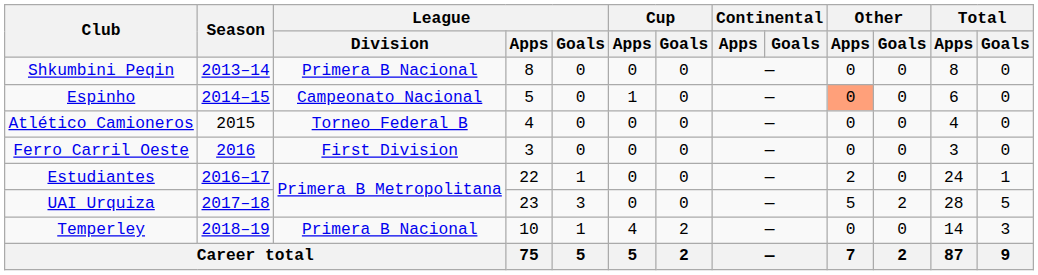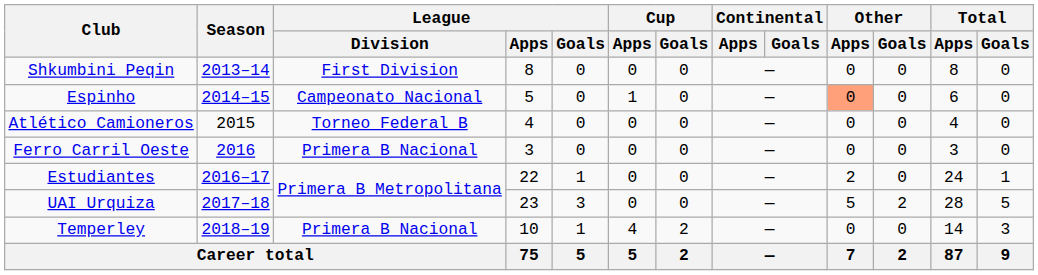(390, 71) Primera B Nacional -> (390, 71) First Division
(390, 150) First Division -> (390, 150) Primera B Nacional
